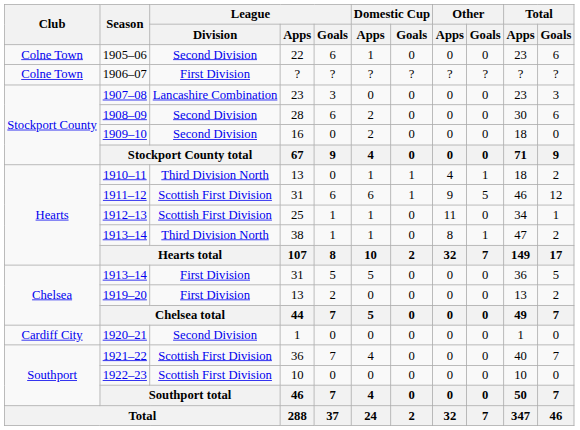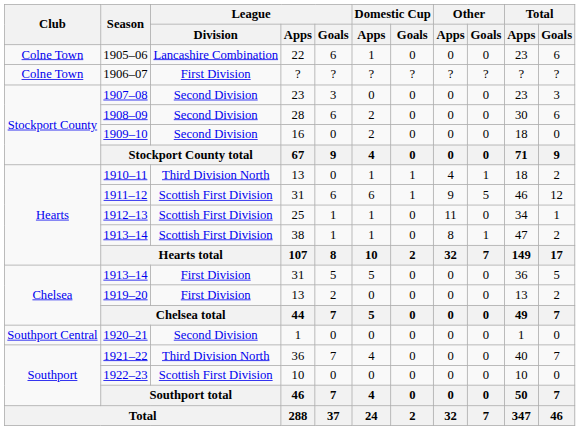(215, 54) Second Division -> (216, 54) Lancashire Combination
(215, 94) Lancashire Combination -> (216, 94) Second Division
(215, 235) Third Division North -> (216, 235) Scottish First Division
(52, 335) Cardiff City -> (52, 335) Southport Central
(215, 355) Scottish First Division -> (216, 355) Third Division North
